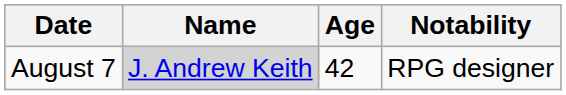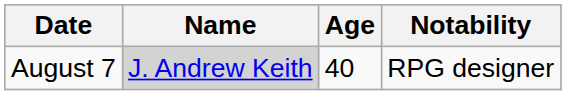(340, 67) 42 -> (340, 67) 40
